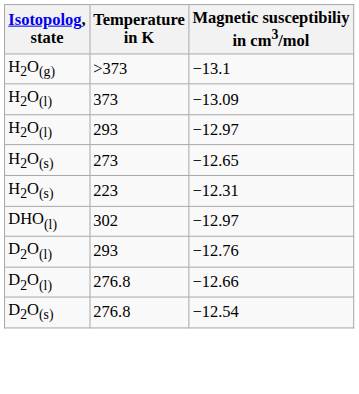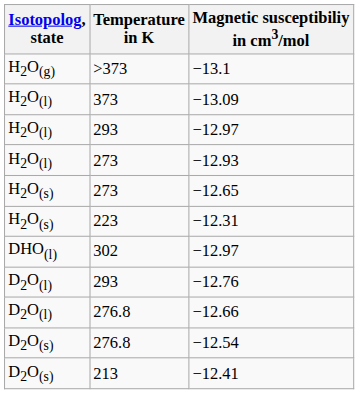+ row: (106, 160)
+ row: (106, 373)
